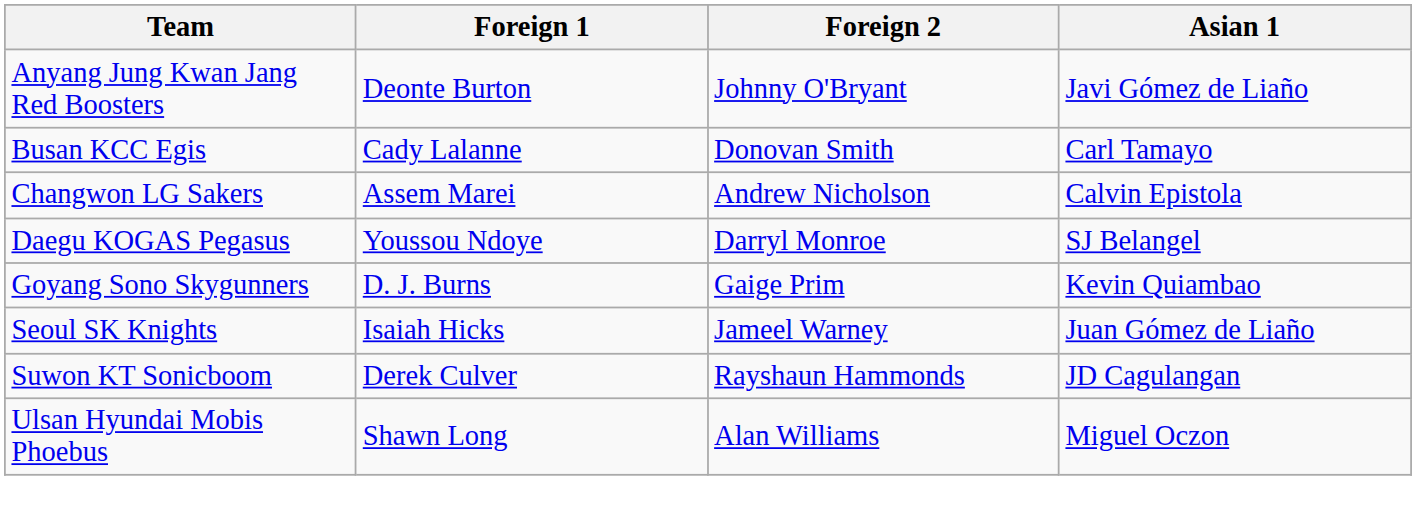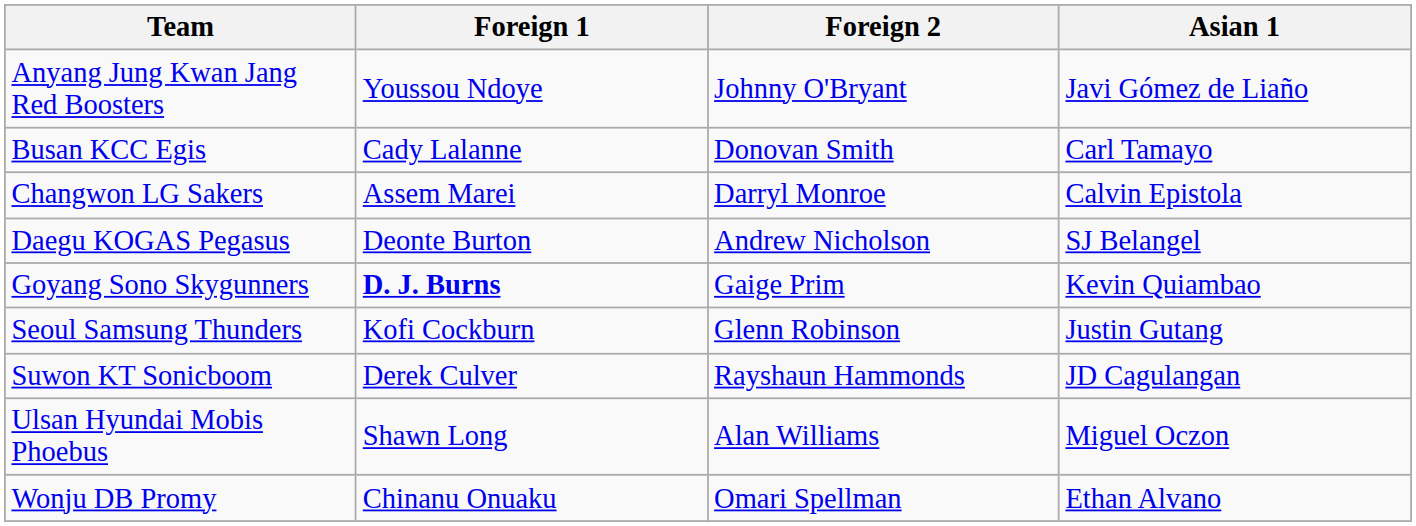(447, 88) Deonte Burton -> (453, 88) Youssou Ndoye
(822, 194) Andrew Nicholson -> (800, 194) Darryl Monroe
(453, 239) Youssou Ndoye -> (447, 239) Deonte Burton
(800, 239) Darryl Monroe -> (822, 239) Andrew Nicholson
(427, 284) normal -> (432, 284) bold
+ row: (157, 330)
- row: (114, 330)
+ row: (114, 497)
